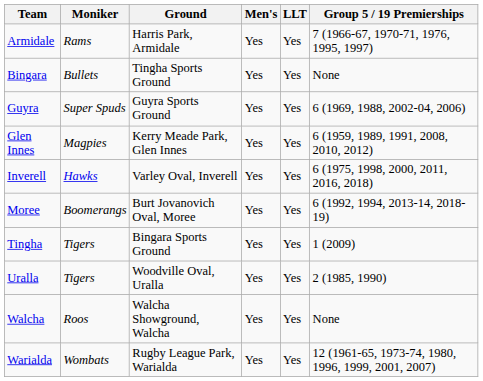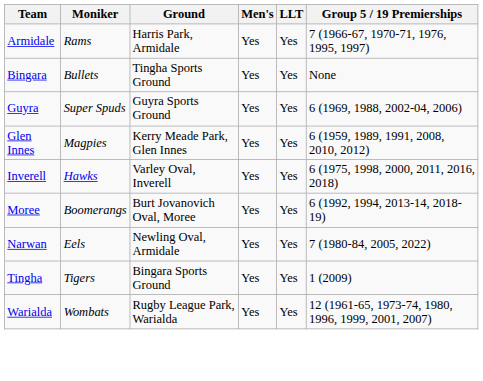+ row: (27, 244)
- row: (23, 278)
- row: (26, 318)
